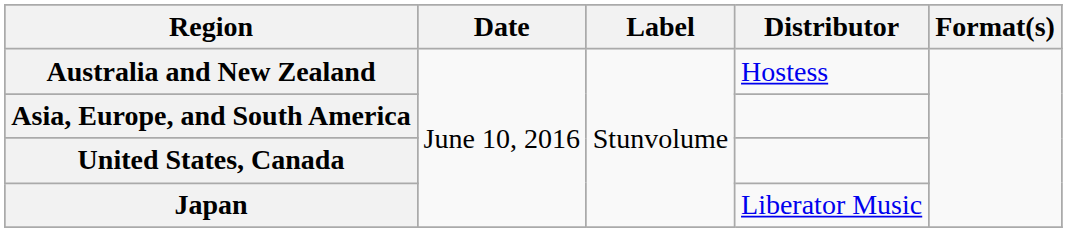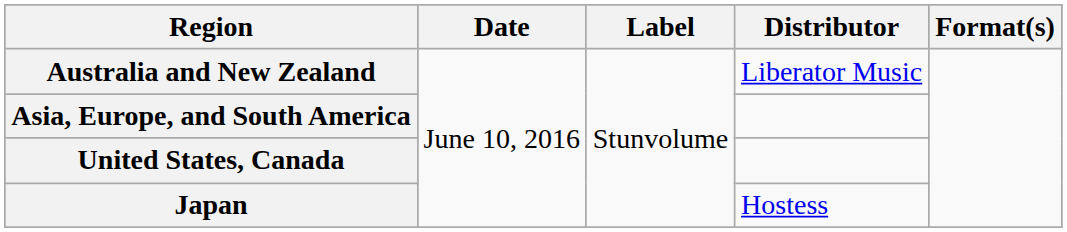(785, 71) Hostess -> (832, 71) Liberator Music
(832, 204) Liberator Music -> (785, 204) Hostess
